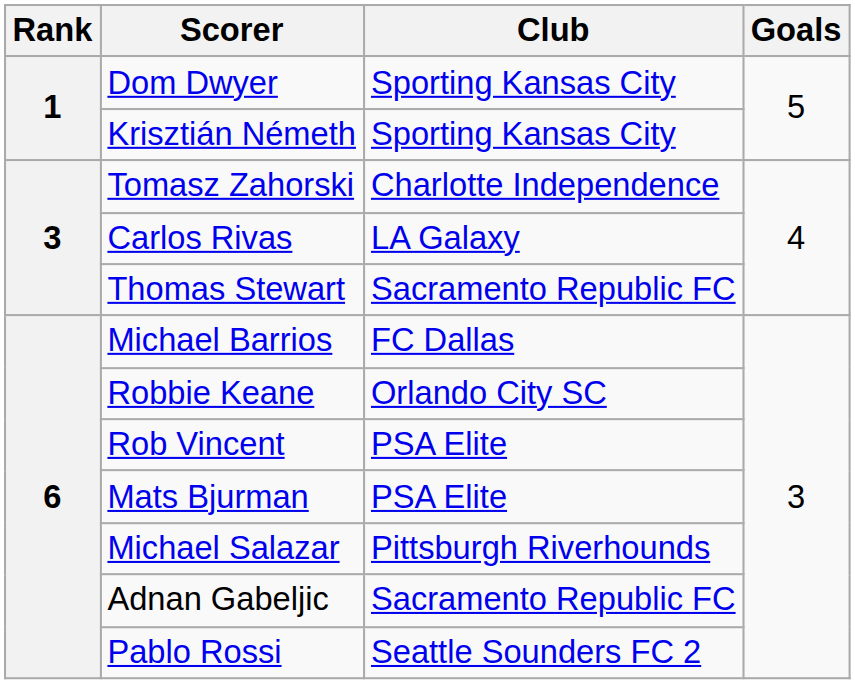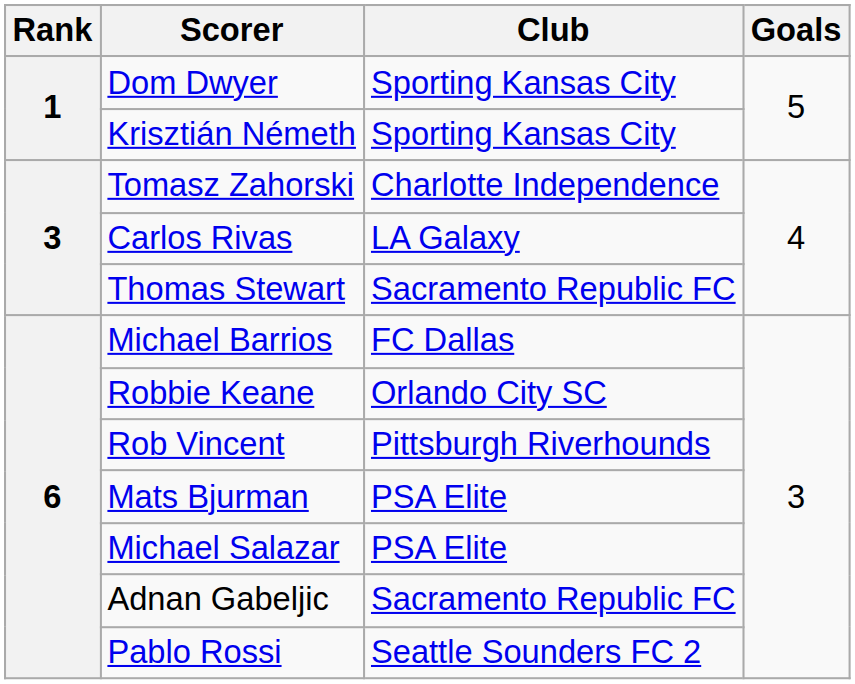(439, 444) PSA Elite -> (541, 444) Pittsburgh Riverhounds
(541, 548) Pittsburgh Riverhounds -> (439, 548) PSA Elite
